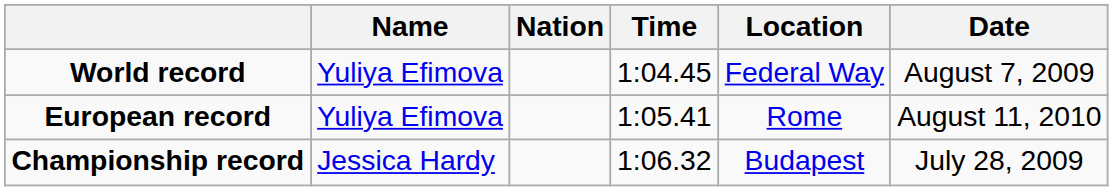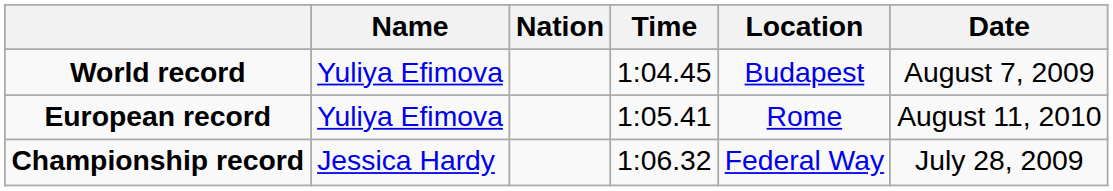(804, 71) Federal Way -> (804, 71) Budapest
(804, 161) Budapest -> (804, 161) Federal Way
